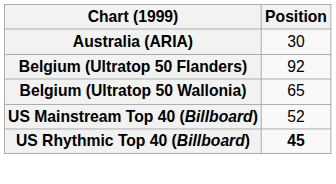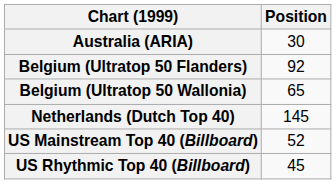+ row: (133, 116)
(296, 141) bold -> (296, 166) normal
